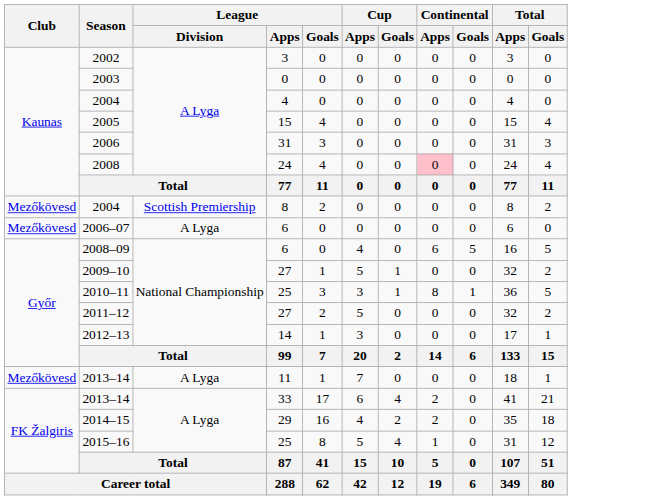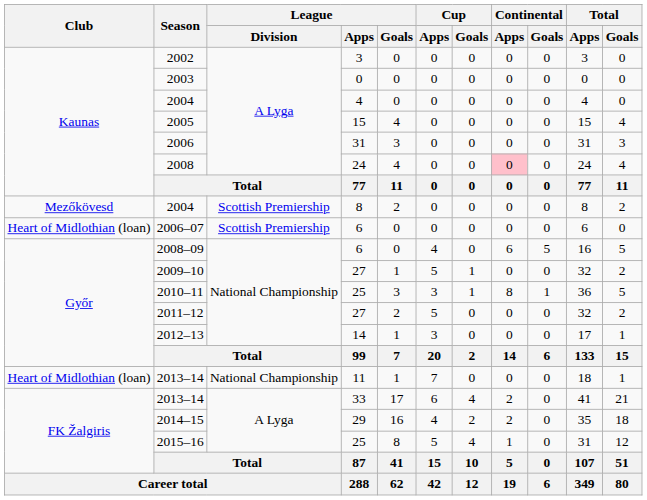(42, 228) Mezőkövesd -> (79, 228) Heart of Midlothian (loan)
(200, 228) A Lyga -> (274, 228) Scottish Premiership
(42, 377) Mezőkövesd -> (79, 377) Heart of Midlothian (loan)
(200, 377) A Lyga -> (274, 377) National Championship
